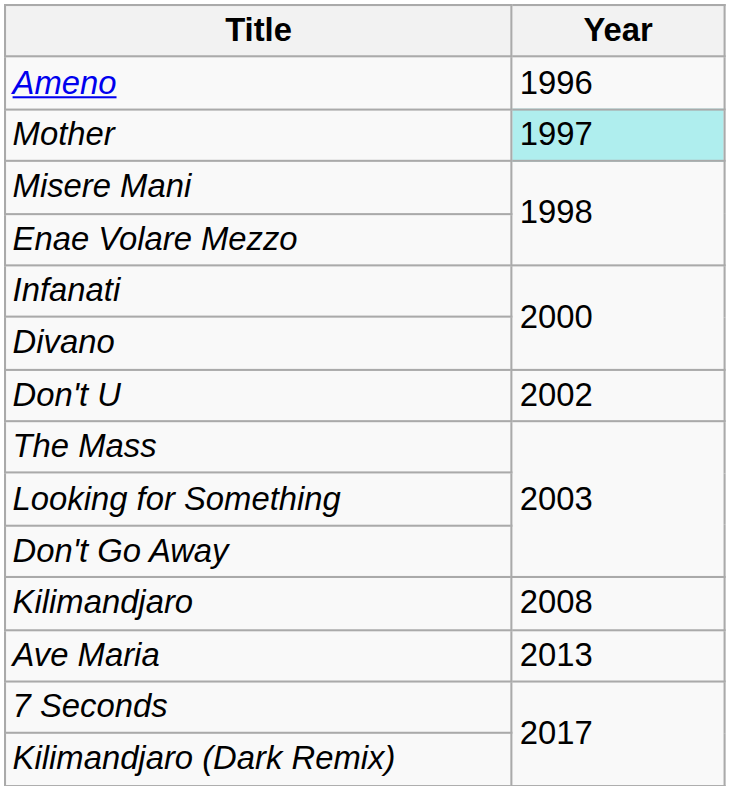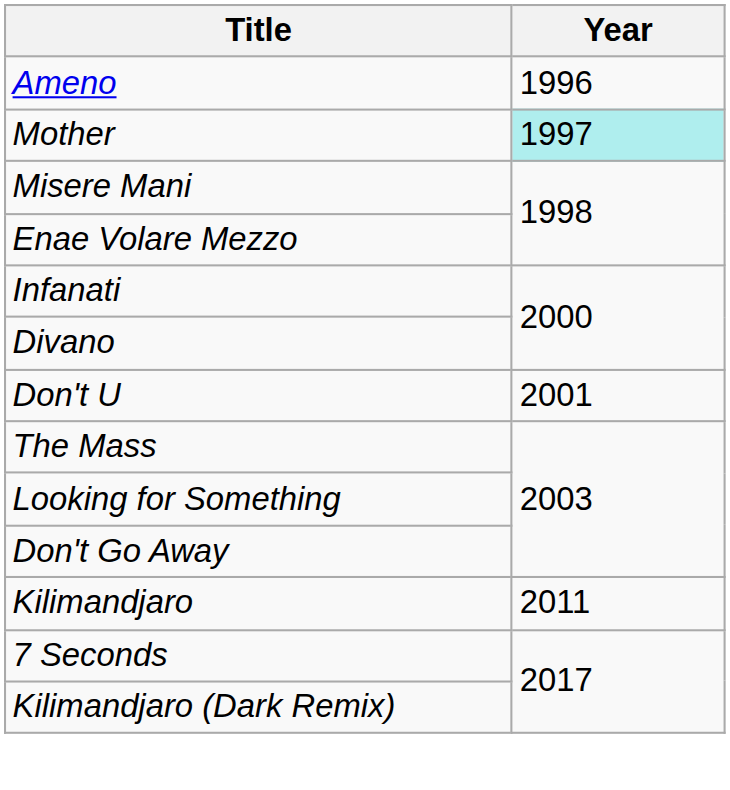(556, 394) 2002 -> (556, 394) 2001
(556, 602) 2008 -> (555, 602) 2011
- row: (86, 654)
